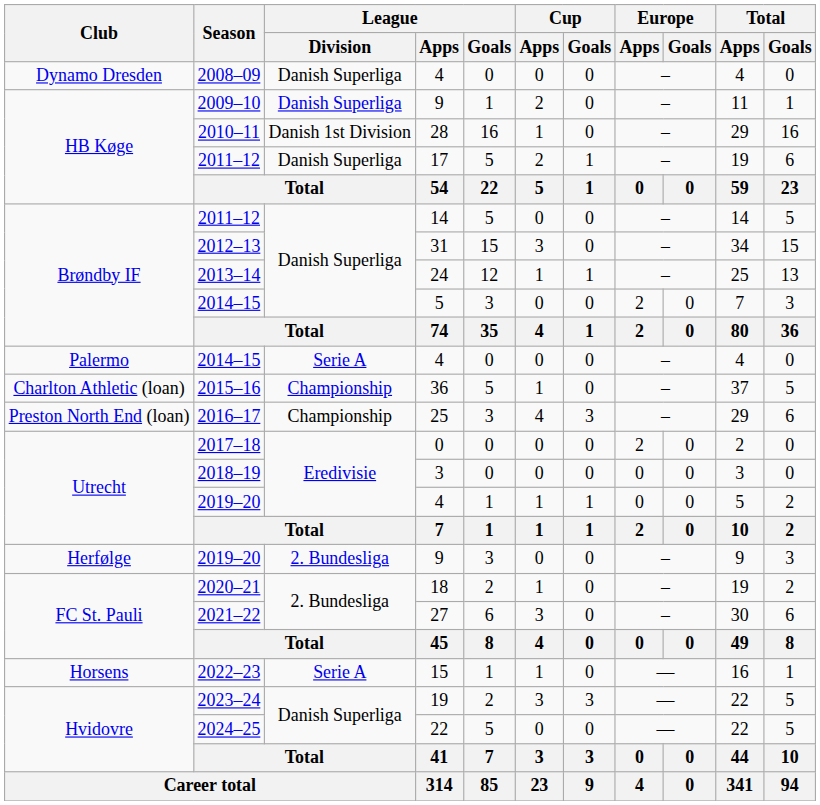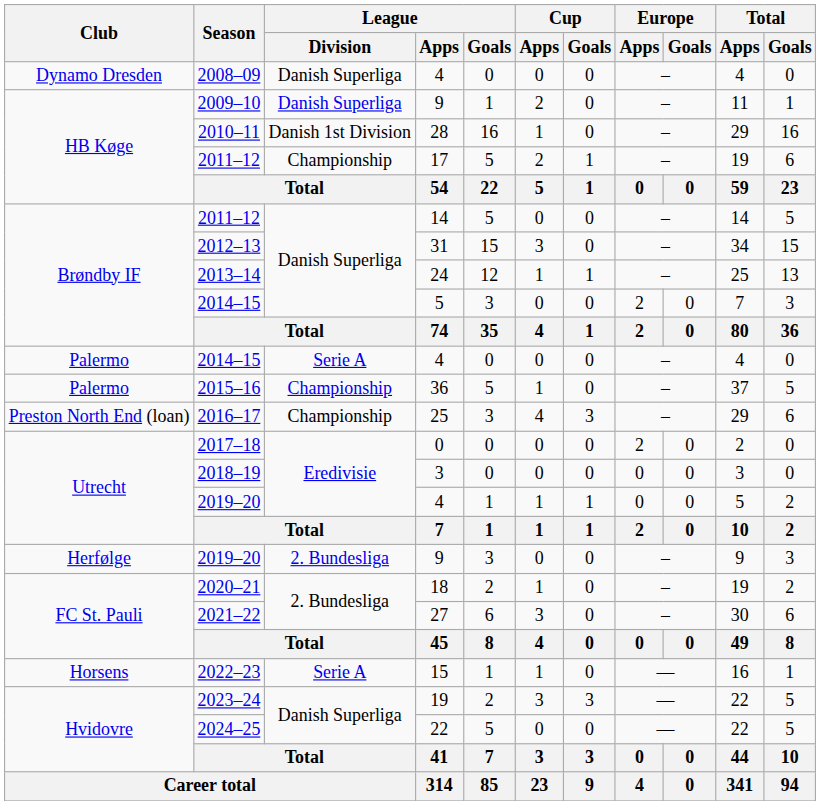(340, 160) Danish Superliga -> (340, 160) Championship
(99, 388) Charlton Athletic (loan) -> (99, 388) Palermo
